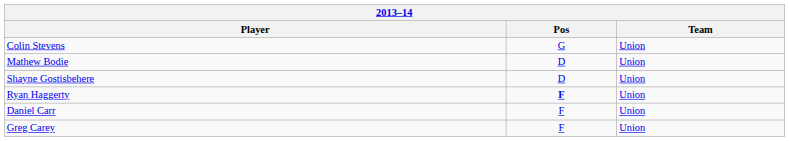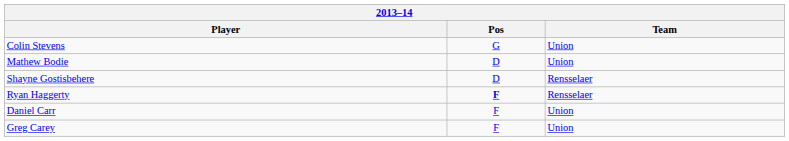(632, 78) Union -> (570, 78) Rensselaer
(632, 95) Union -> (570, 95) Rensselaer
